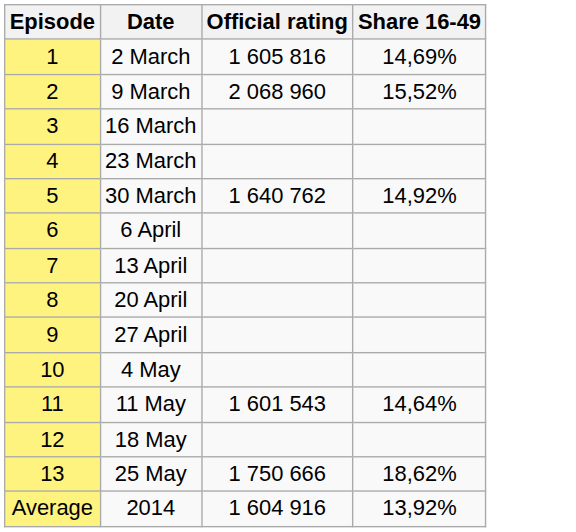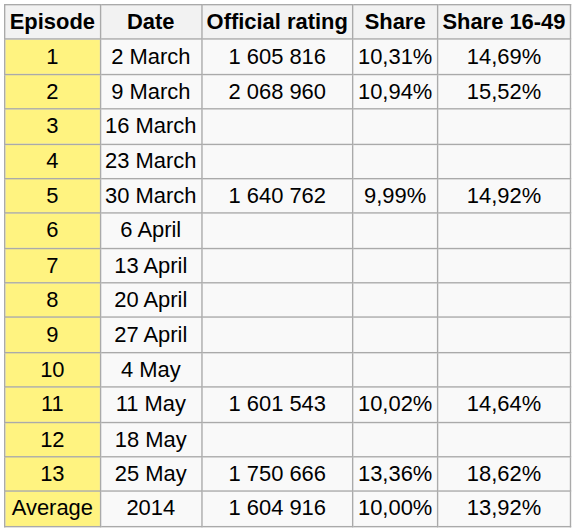+ column: (395, 21)
